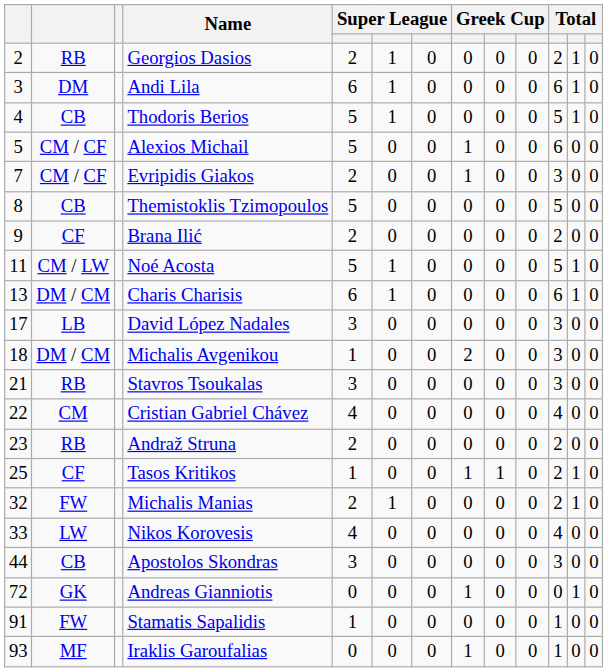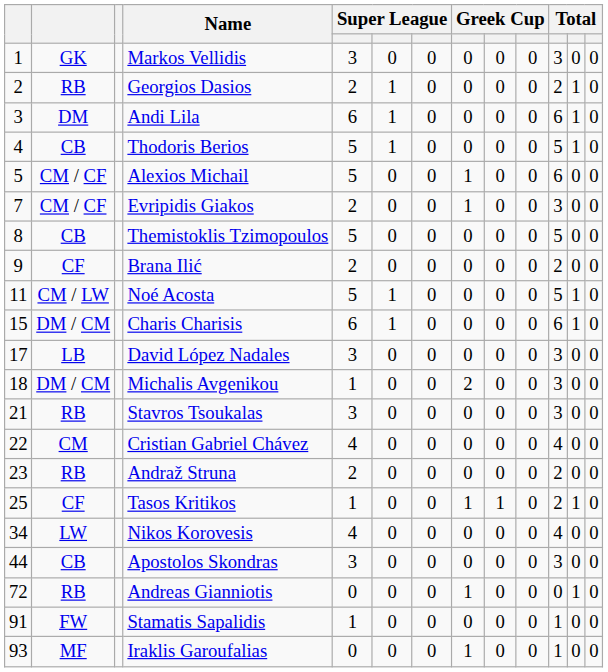+ row: (187, 57)
(18, 295) 13 -> (18, 324) 15
- row: (190, 502)
(18, 532) 33 -> (18, 532) 34
(73, 592) GK -> (73, 592) RB
